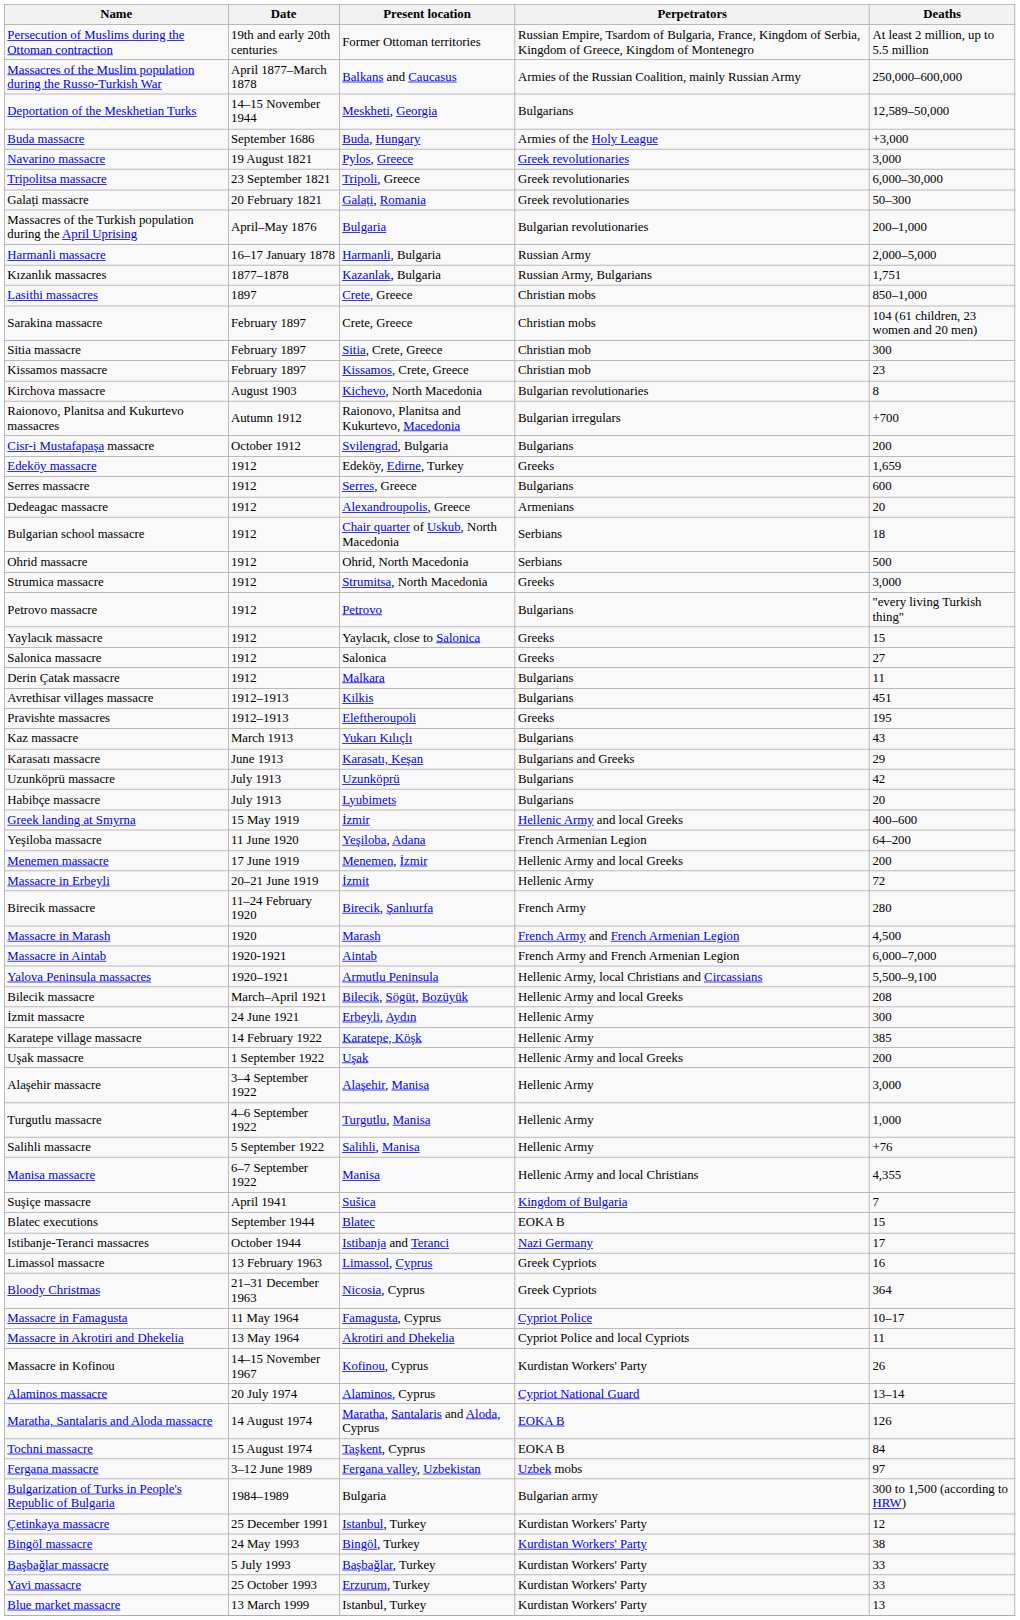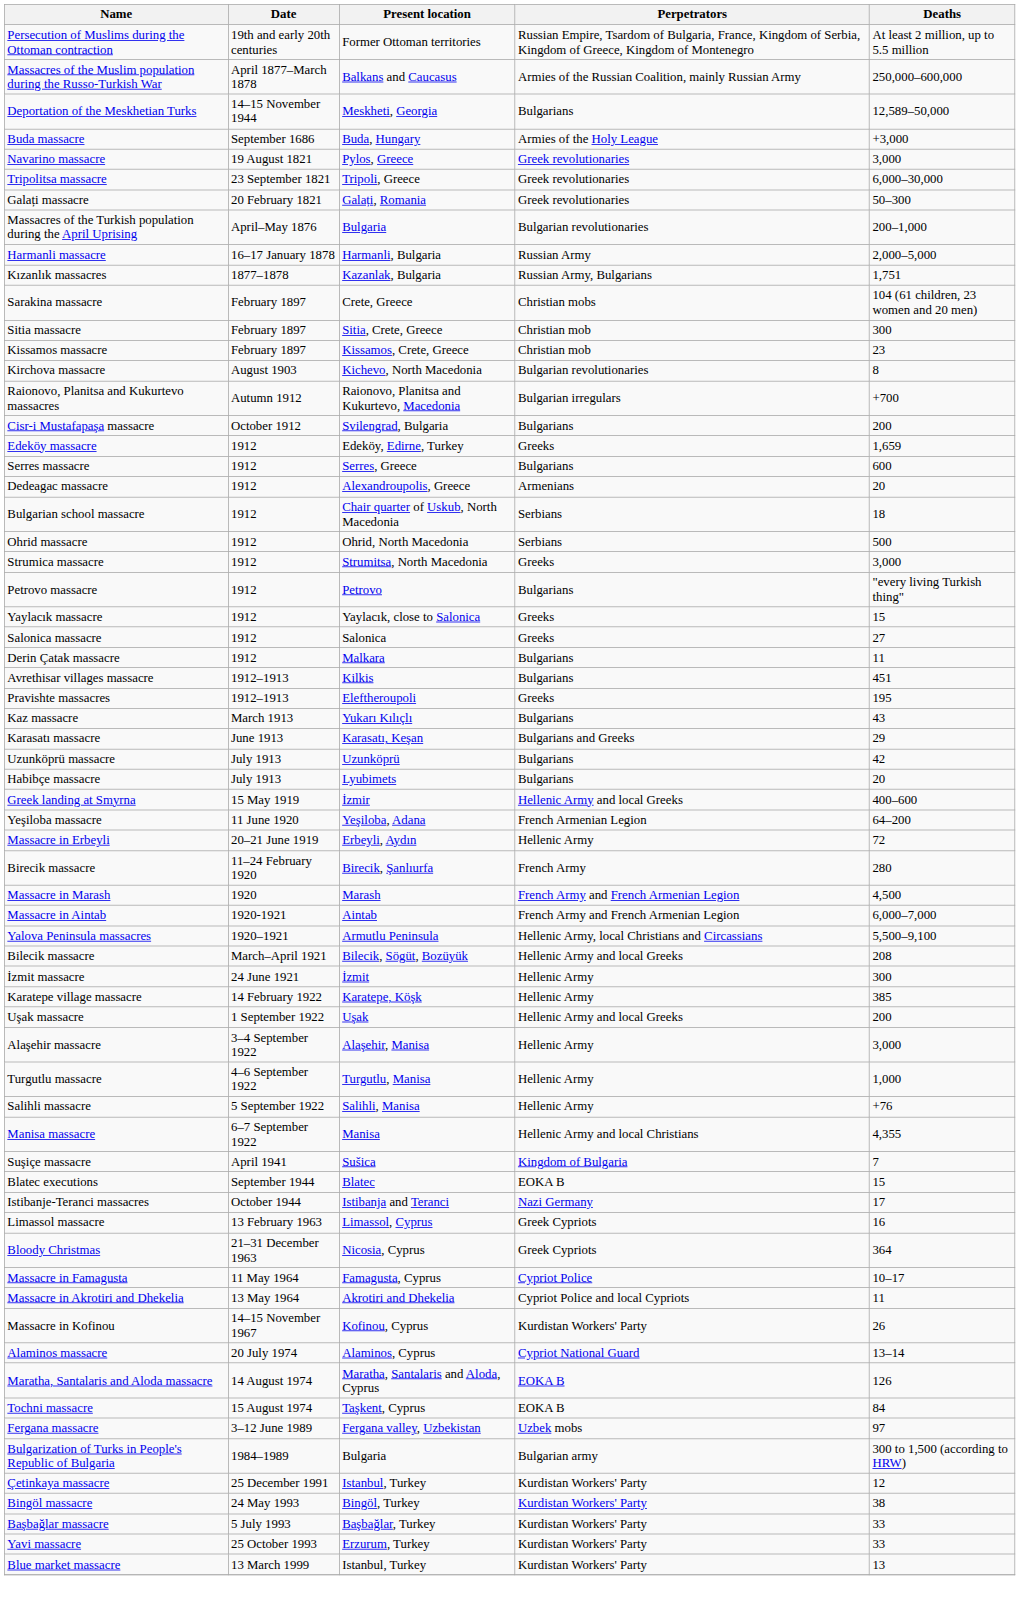- row: (53, 295)
- row: (58, 860)
(356, 880) İzmit -> (379, 840) Erbeyli, Aydın
(379, 1017) Erbeyli, Aydın -> (356, 976) İzmit
